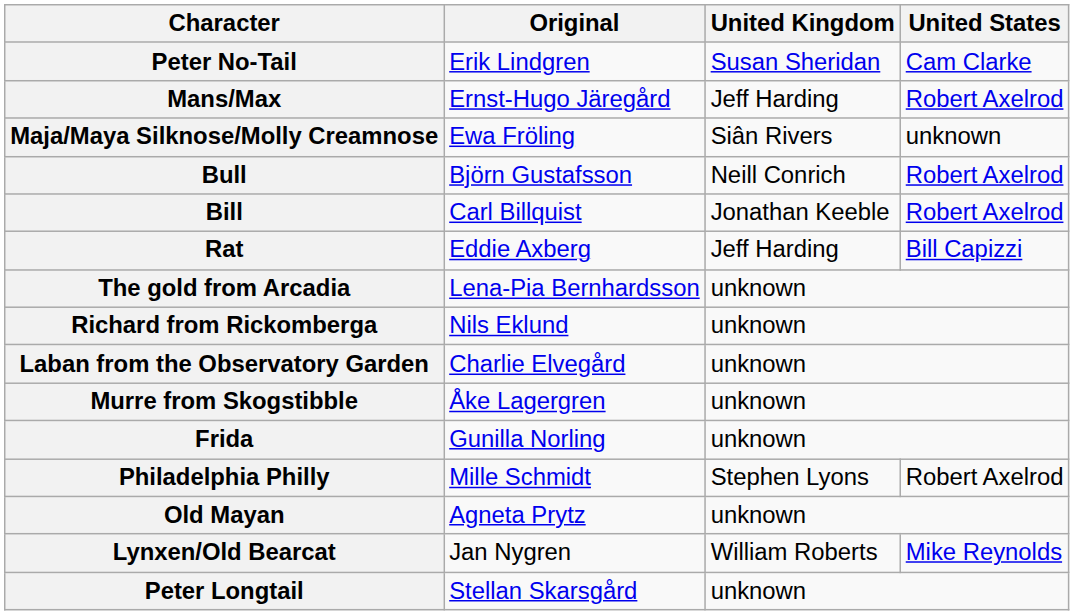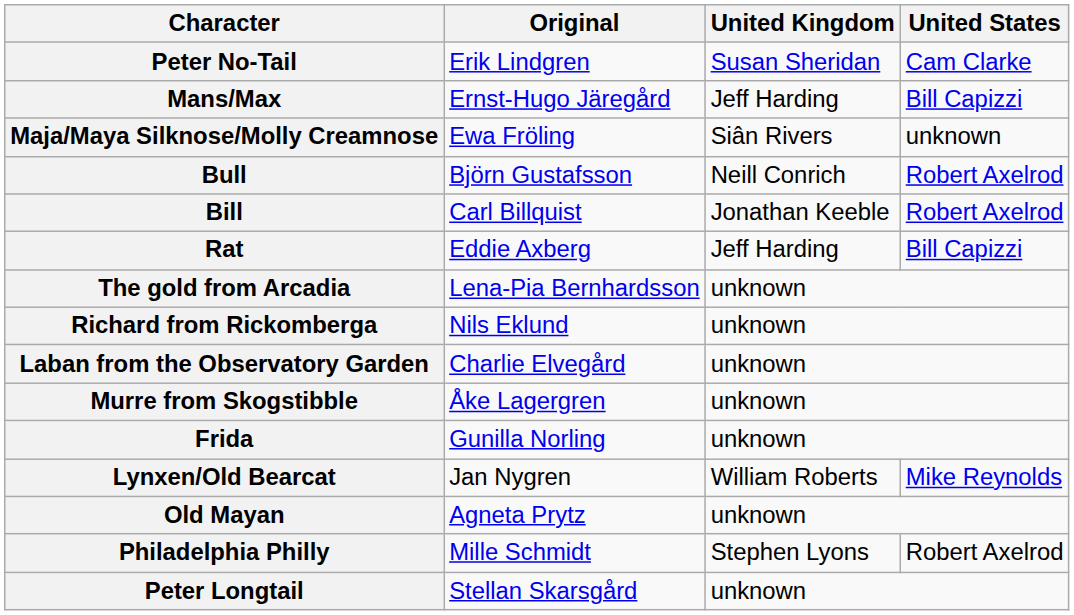(985, 99) Robert Axelrod -> (964, 99) Bill Capizzi
rows swapped: (224, 552) <-> (224, 477)
